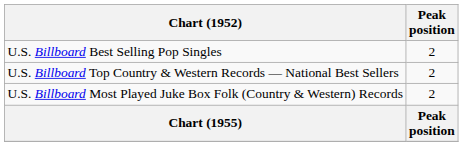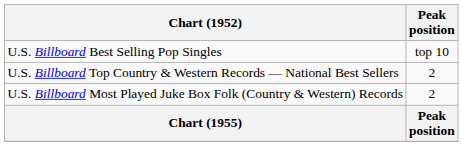(432, 51) 2 -> (432, 51) top 10
